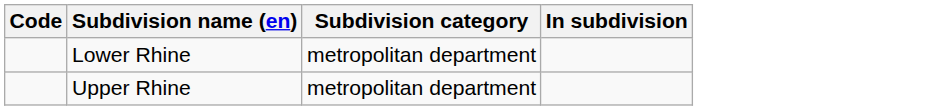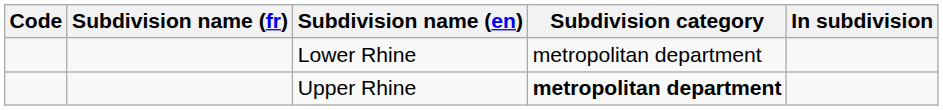+ column: (180, 21)
(422, 88) normal -> (657, 88) bold
